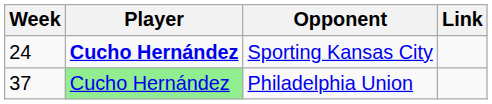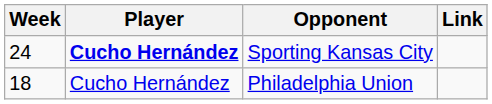(20, 83) 37 -> (20, 83) 18
(150, 83) lightgreen background -> (150, 83) no background
